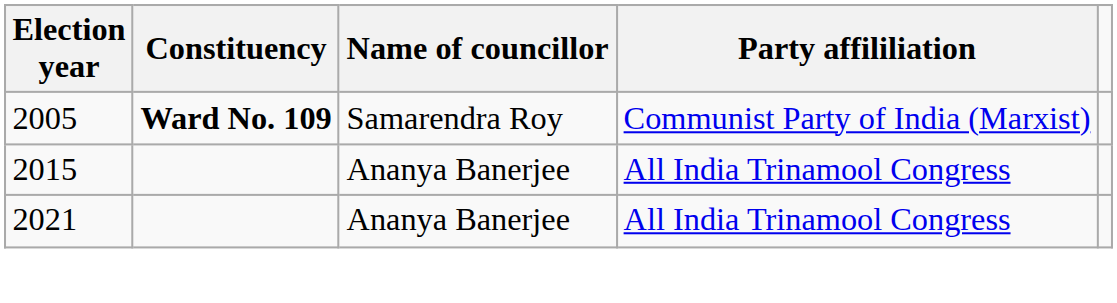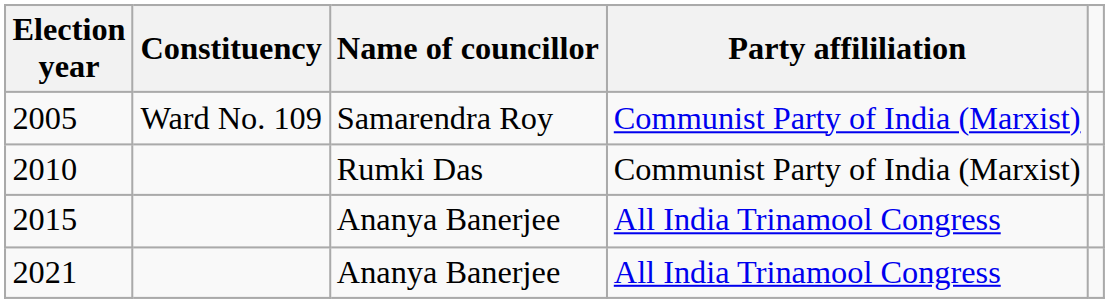(236, 117) bold -> (231, 117) normal
+ row: (45, 169)
